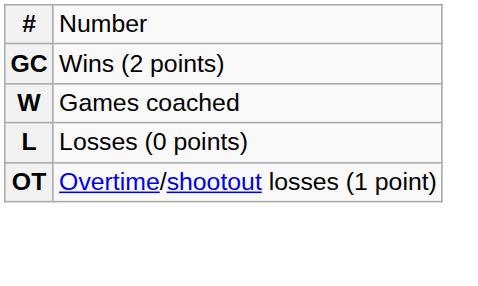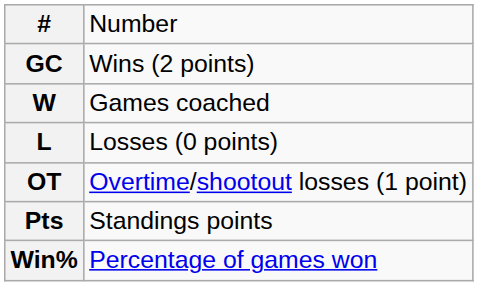+ row: (44, 220)
+ row: (44, 260)
